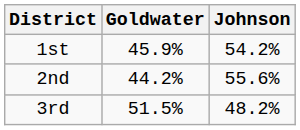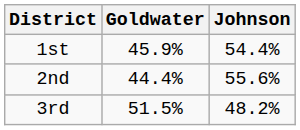(252, 50) 54.2% -> (252, 50) 54.4%
(155, 79) 44.2% -> (155, 79) 44.4%
